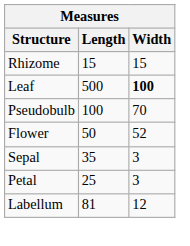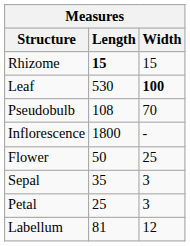(89, 63) normal -> (99, 63) bold
(92, 87) 500 -> (103, 87) 530
(92, 110) 100 -> (103, 110) 108
+ row: (47, 134)
(139, 134) 52 -> (150, 158) 25
